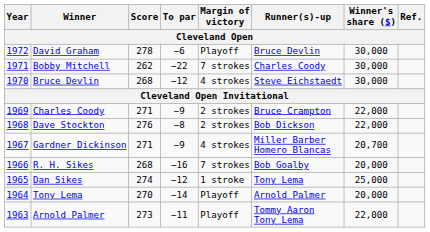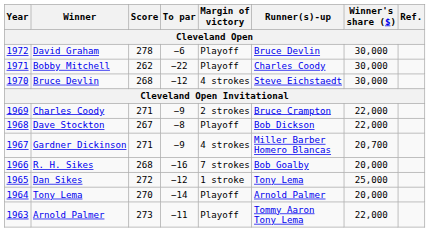(225, 67) 7 strokes -> (219, 67) Playoff
(145, 126) 276 -> (145, 126) 267
(225, 126) 2 strokes -> (219, 126) Playoff
(145, 180) 274 -> (145, 180) 272
